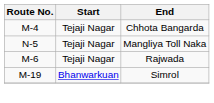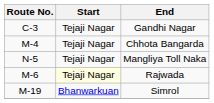+ row: (165, 28)
(88, 59) no background -> (88, 75) lightyellow background
